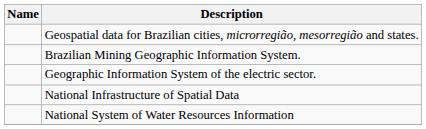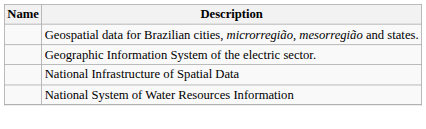- row: (173, 54)
